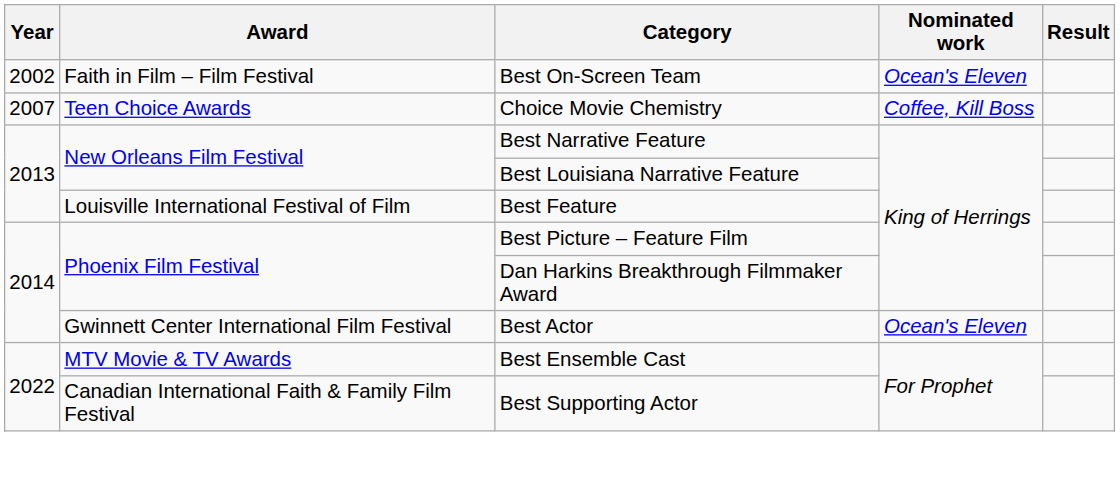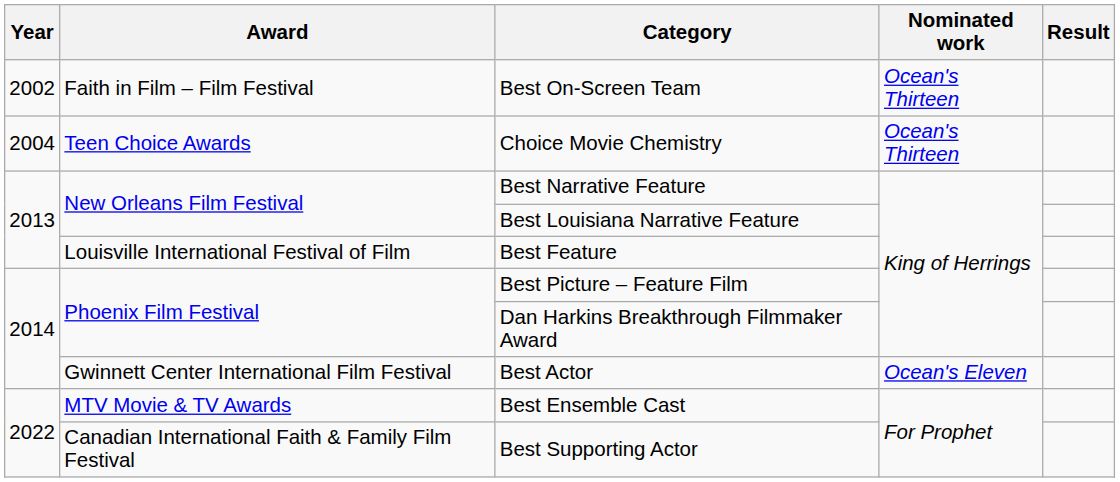(955, 76) Ocean's Eleven -> (922, 87) Ocean's Thirteen
(32, 108) 2007 -> (32, 143) 2004
(959, 108) Coffee, Kill Boss -> (922, 143) Ocean's Thirteen
